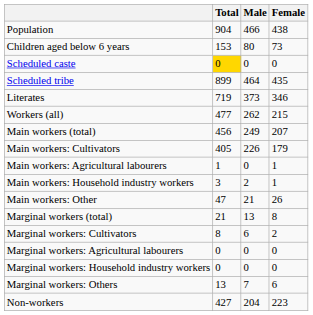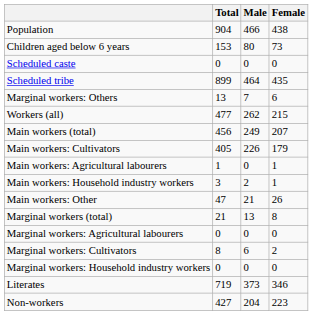(218, 64) gold background -> (218, 64) no background
rows swapped: (26, 98) <-> (62, 285)
rows swapped: (72, 234) <-> (95, 251)
